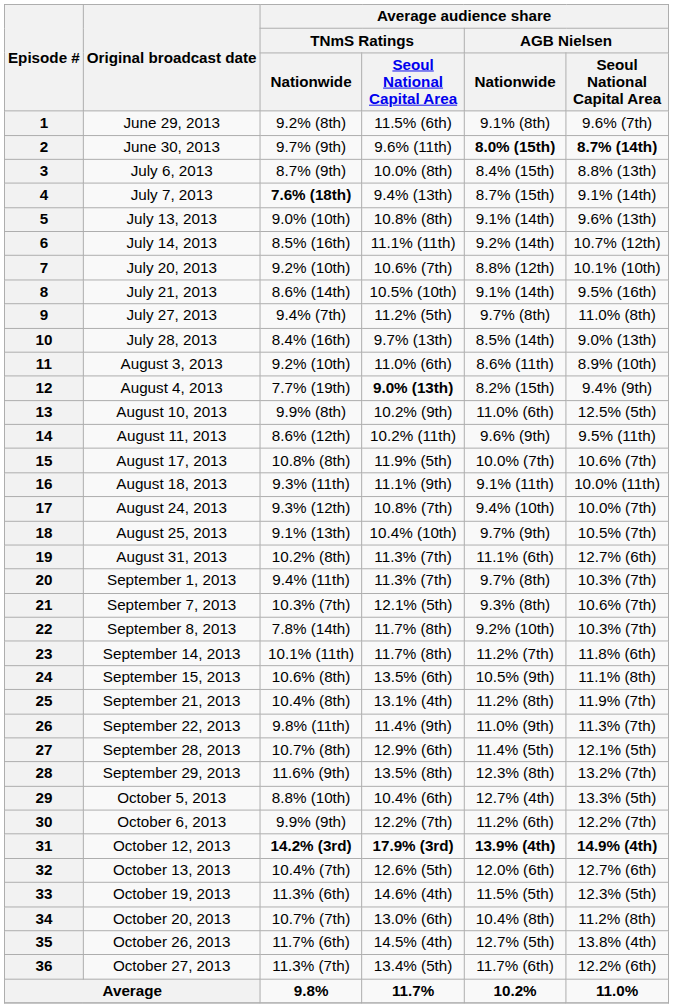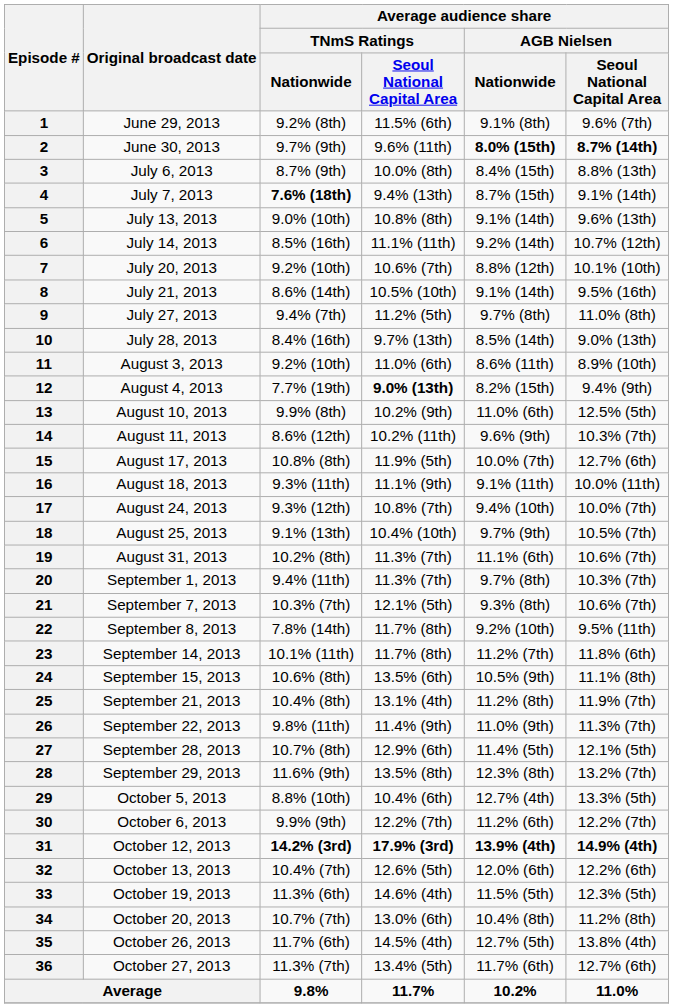(617, 436) 9.5% (11th) -> (617, 436) 10.3% (7th)
(617, 460) 10.6% (7th) -> (617, 460) 12.7% (6th)
(617, 556) 12.7% (6th) -> (617, 556) 10.6% (7th)
(617, 629) 10.3% (7th) -> (617, 629) 9.5% (11th)
(617, 870) 12.7% (6th) -> (617, 870) 12.2% (6th)
(617, 966) 12.2% (6th) -> (617, 966) 12.7% (6th)
